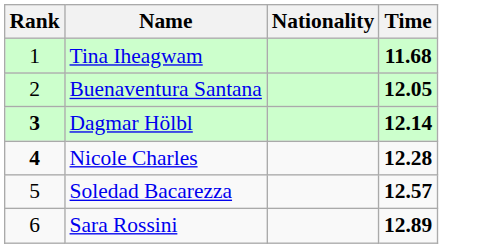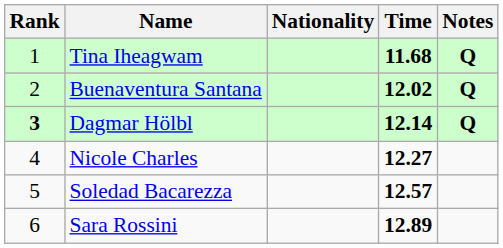+ column: (468, 21)
(408, 89) 12.05 -> (408, 89) 12.02
(35, 157) bold -> (35, 157) normal
(408, 157) 12.28 -> (408, 157) 12.27
